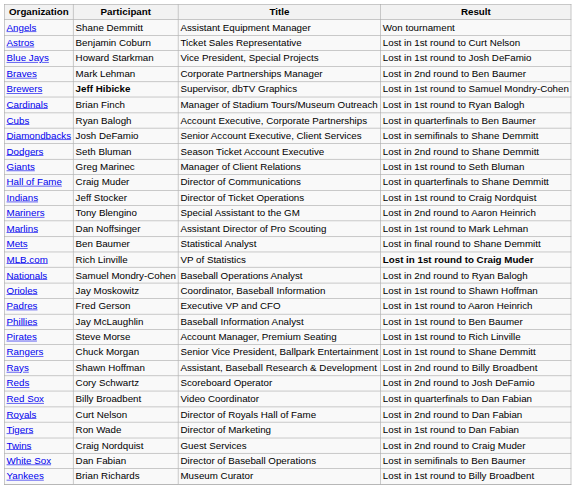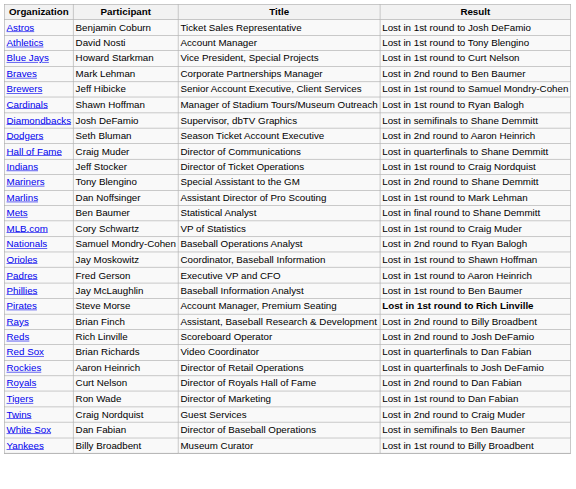- row: (21, 27)
(451, 43) Lost in 1st round to Curt Nelson -> (457, 27) Lost in 1st round to Josh DeFamio
+ row: (25, 43)
(457, 58) Lost in 1st round to Josh DeFamio -> (451, 58) Lost in 1st round to Curt Nelson
(103, 89) bold -> (101, 89) normal
(239, 89) Supervisor, dbTV Graphics -> (271, 89) Senior Account Executive, Client Services
(100, 105) Brian Finch -> (110, 105) Shawn Hoffman
- row: (18, 120)
(271, 136) Senior Account Executive, Client Services -> (239, 120) Supervisor, dbTV Graphics
(461, 151) Lost in 2nd round to Shane Demmitt -> (459, 136) Lost in 2nd round to Aaron Heinrich
- row: (21, 167)
(459, 213) Lost in 2nd round to Aaron Heinrich -> (460, 182) Lost in 2nd round to Shane Demmitt
(102, 259) Rich Linville -> (107, 228) Cory Schwartz
(458, 259) bold -> (452, 228) normal
(452, 337) normal -> (458, 306) bold
- row: (25, 352)
(110, 368) Shawn Hoffman -> (100, 321) Brian Finch
(107, 383) Cory Schwartz -> (102, 337) Rich Linville
(108, 399) Billy Broadbent -> (108, 352) Brian Richards
+ row: (24, 368)
(108, 476) Brian Richards -> (108, 445) Billy Broadbent
